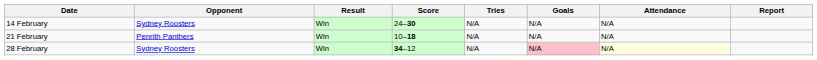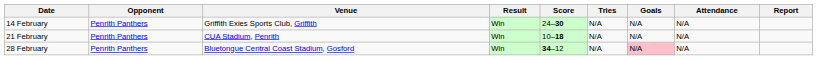+ column: (346, 11)
(166, 23) Sydney Roosters -> (119, 23) Penrith Panthers
(166, 49) Sydney Roosters -> (119, 49) Penrith Panthers
(607, 49) lightyellow background -> (683, 49) no background
